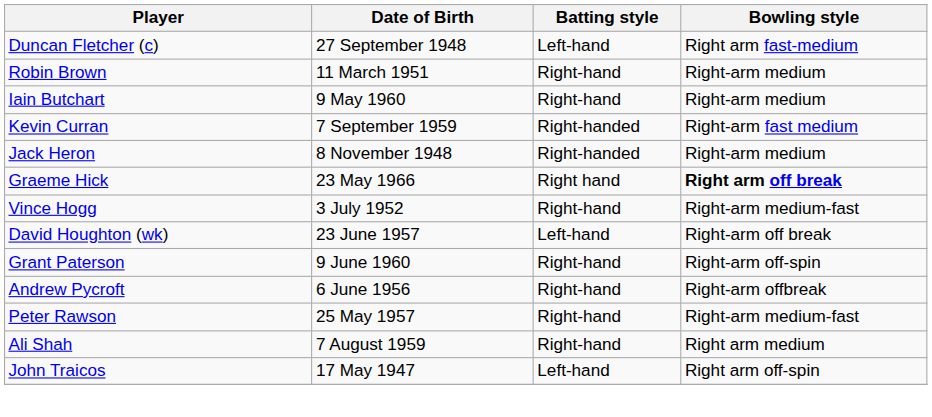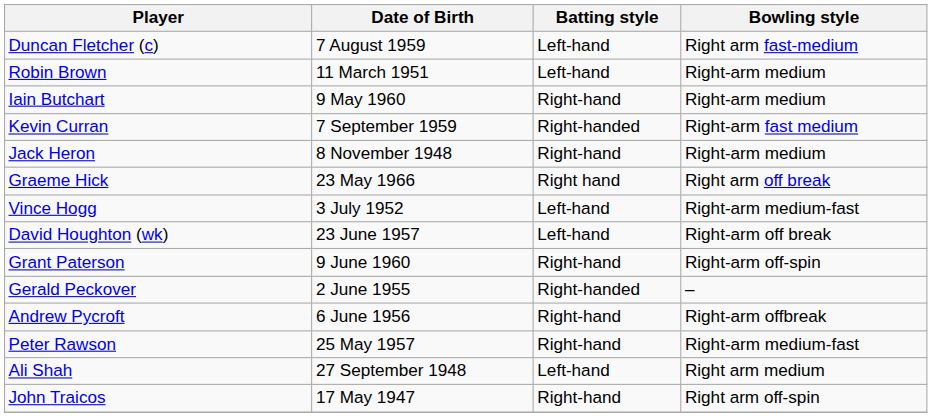(391, 45) 27 September 1948 -> (371, 45) 7 August 1959
(579, 72) Right-hand -> (574, 72) Left-hand
(589, 153) Right-handed -> (579, 153) Right-hand
(763, 180) bold -> (758, 180) normal
(579, 208) Right-hand -> (574, 208) Left-hand
+ row: (72, 289)
(371, 343) 7 August 1959 -> (391, 371) 27 September 1948
(579, 343) Right-hand -> (574, 371) Left-hand
(574, 371) Left-hand -> (579, 398) Right-hand
